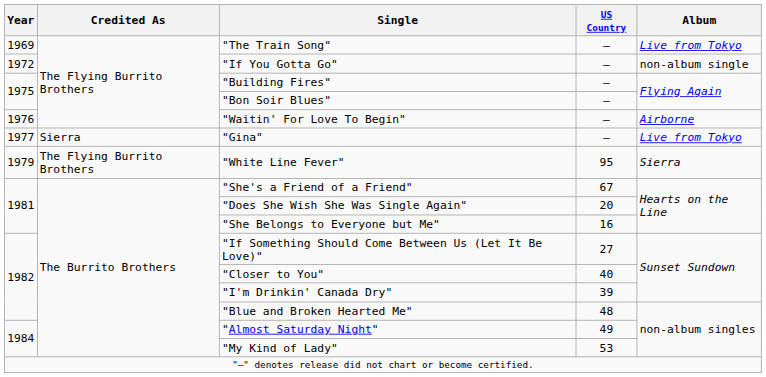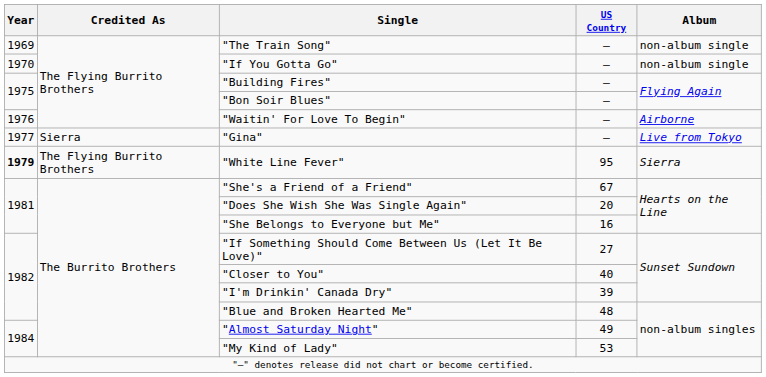(691, 45) Live from Tokyo -> (694, 45) non-album single
(21, 64) 1972 -> (21, 64) 1970
(21, 162) normal -> (21, 162) bold
